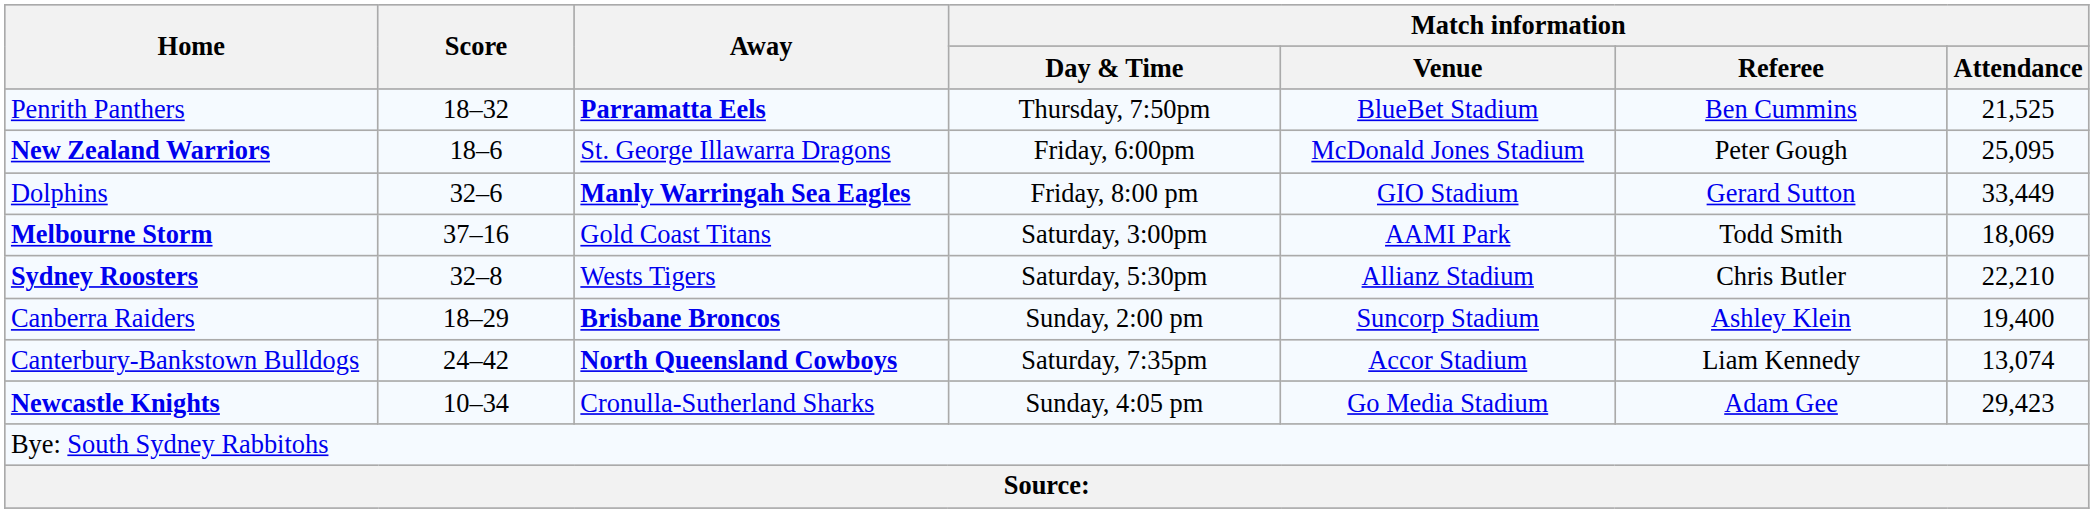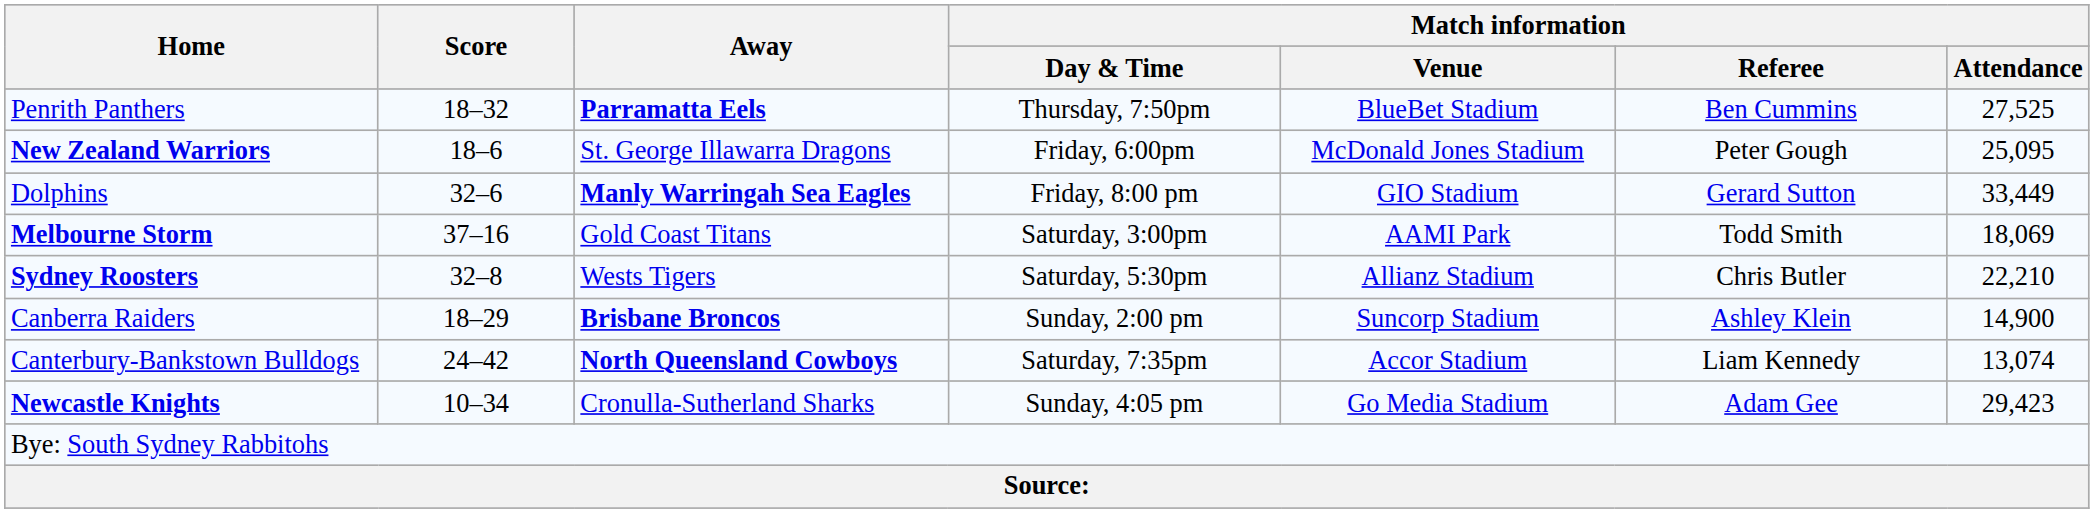(2018, 109) 21,525 -> (2018, 109) 27,525
(2018, 318) 19,400 -> (2018, 318) 14,900
